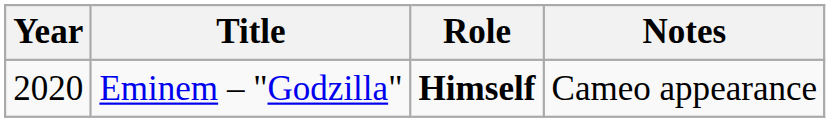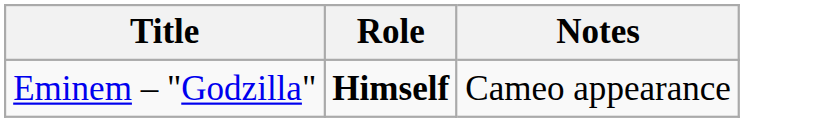- column: (48, 32)
